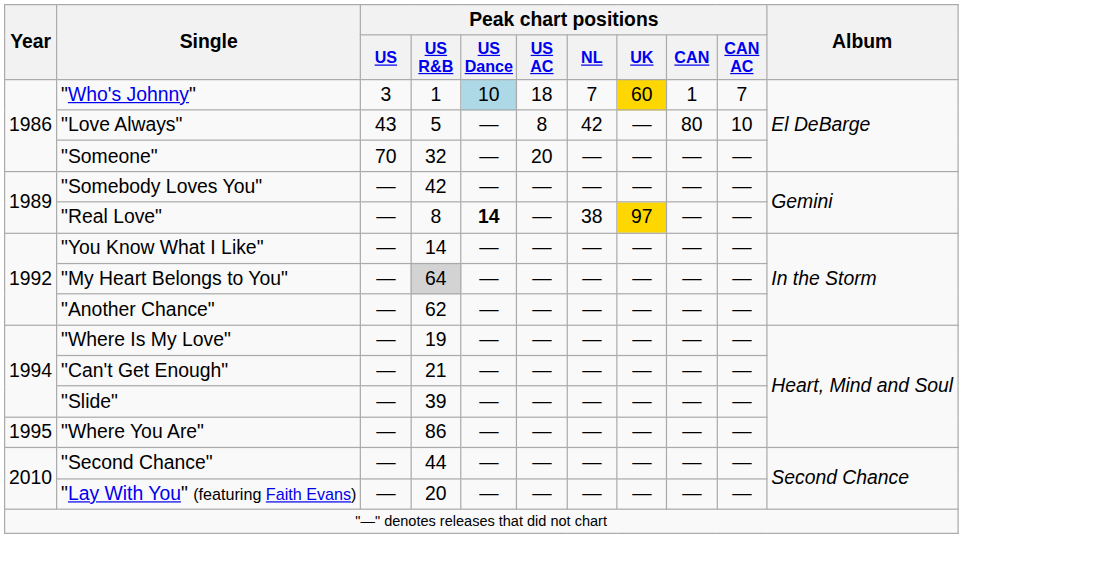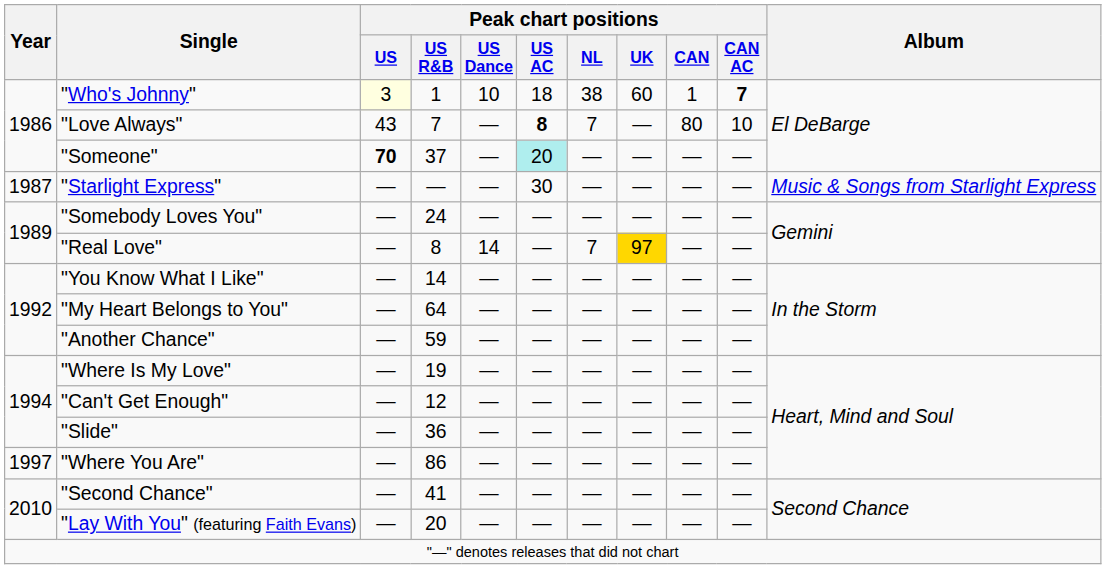(386, 94) no background -> (386, 94) lightyellow background
(489, 94) lightblue background -> (489, 94) no background
(592, 94) 7 -> (592, 94) 38
(642, 94) gold background -> (642, 94) no background
(742, 94) normal -> (742, 94) bold
(436, 125) 5 -> (436, 125) 7
(542, 125) normal -> (542, 125) bold
(592, 125) 42 -> (592, 125) 7
(386, 155) normal -> (386, 155) bold
(436, 155) 32 -> (436, 155) 37
(542, 155) no background -> (542, 155) paleturquoise background
+ row: (141, 186)
(436, 186) 42 -> (436, 217) 24
(489, 217) bold -> (489, 248) normal
(592, 217) 38 -> (592, 248) 7
(436, 278) lightgrey background -> (436, 309) no background
(436, 309) 62 -> (436, 340) 59
(436, 370) 21 -> (436, 401) 12
(436, 401) 39 -> (436, 432) 36
(31, 432) 1995 -> (31, 462) 1997
(436, 462) 44 -> (436, 493) 41
